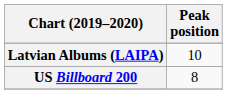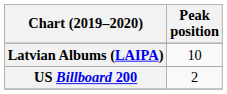(195, 77) 8 -> (195, 77) 2
